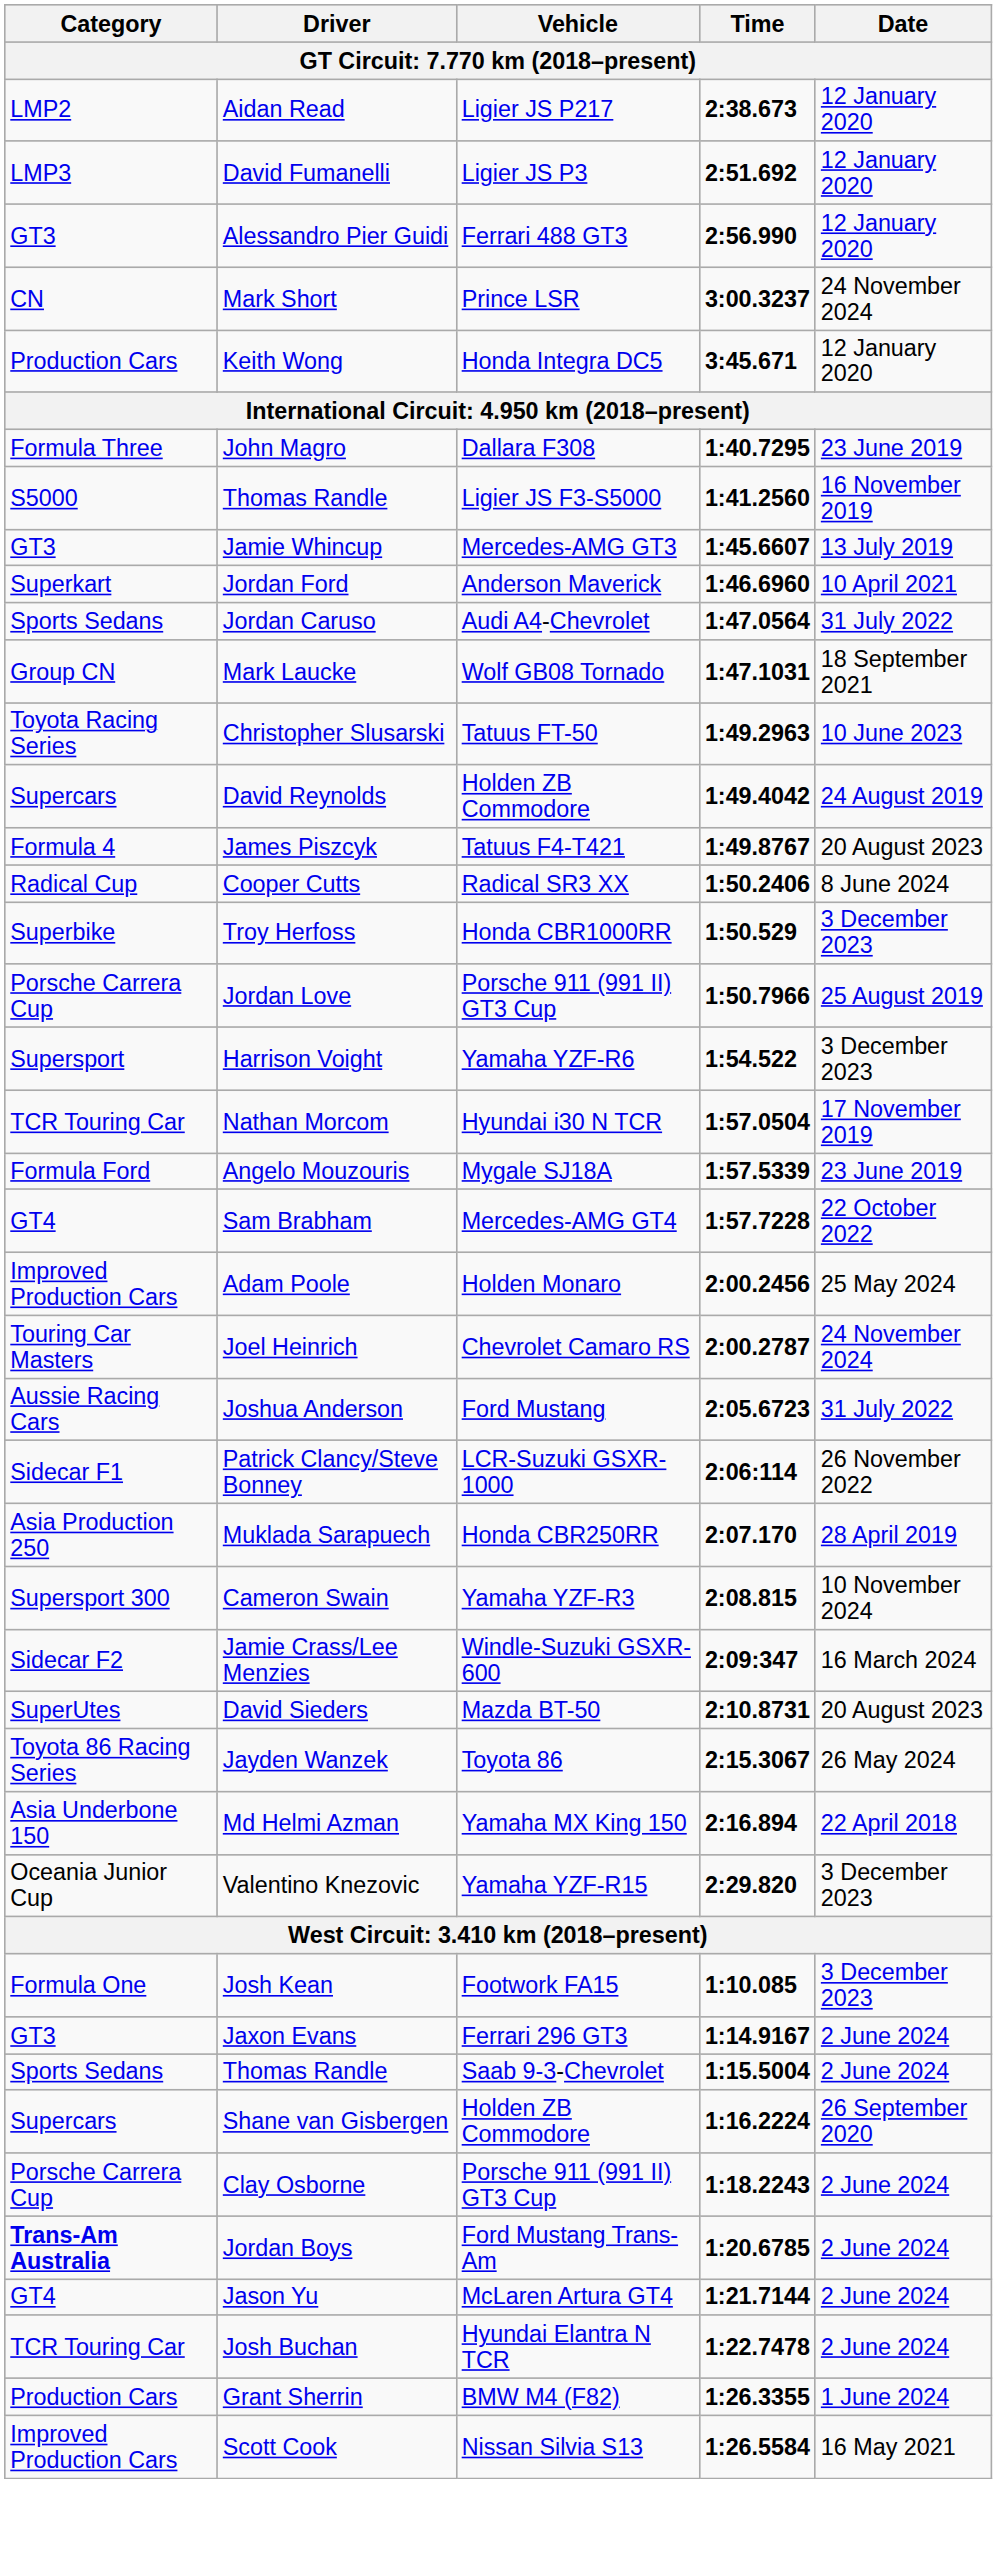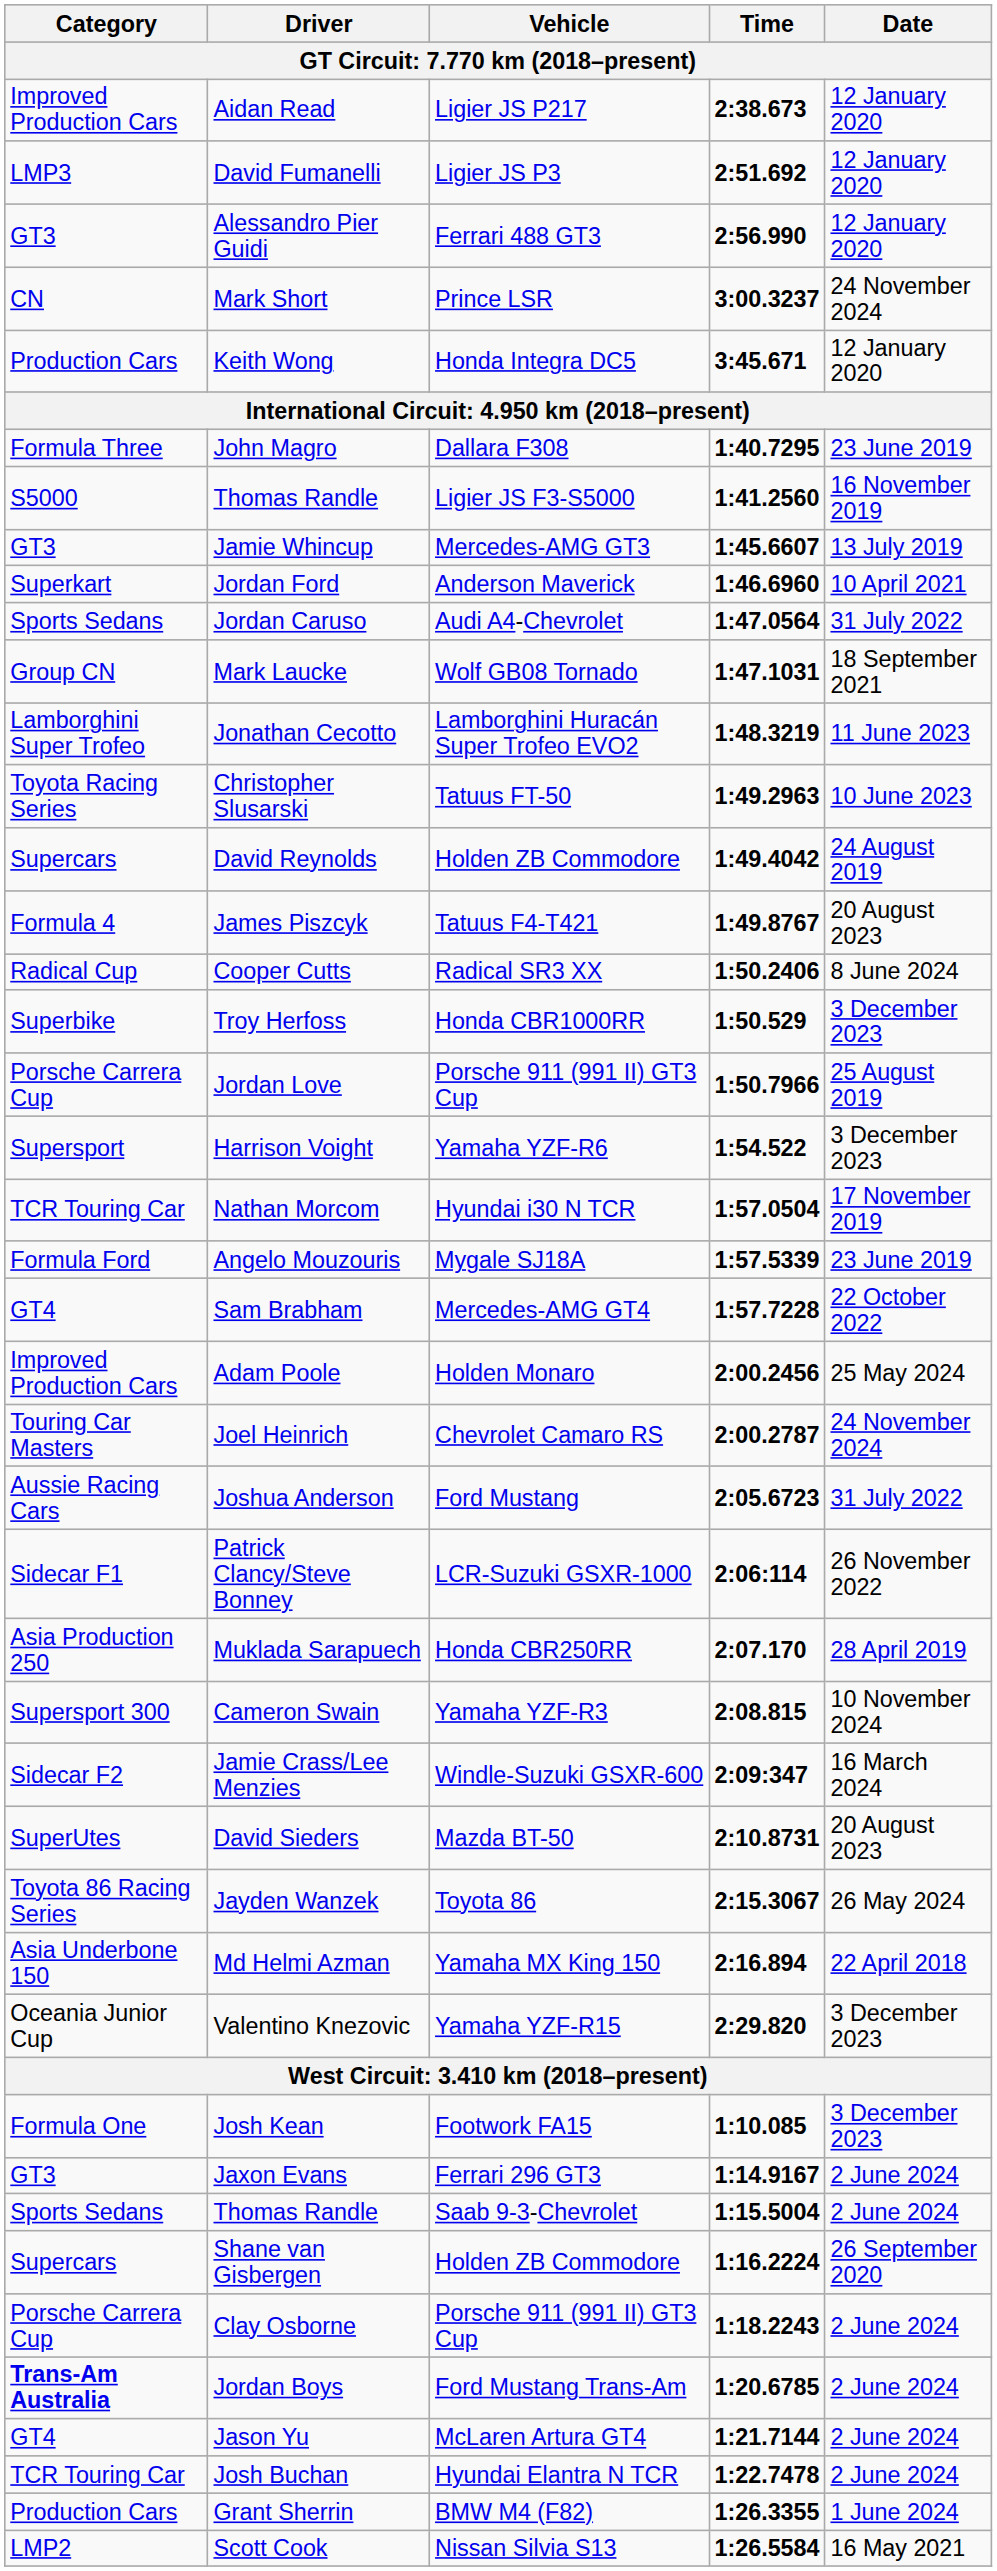(41, 110) LMP2 -> (94, 110) Improved Production Cars
+ row: (305, 734)
(94, 2447) Improved Production Cars -> (41, 2548) LMP2
